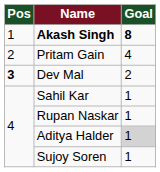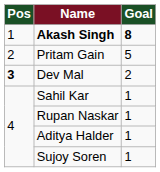(128, 55) 4 -> (128, 55) 5
(128, 136) lightgrey background -> (128, 136) no background
